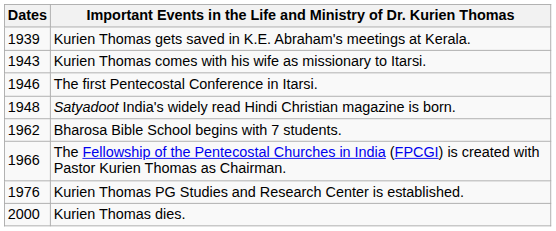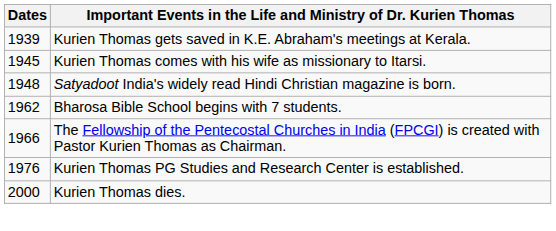(24, 61) 1943 -> (24, 61) 1945
- row: (186, 84)
